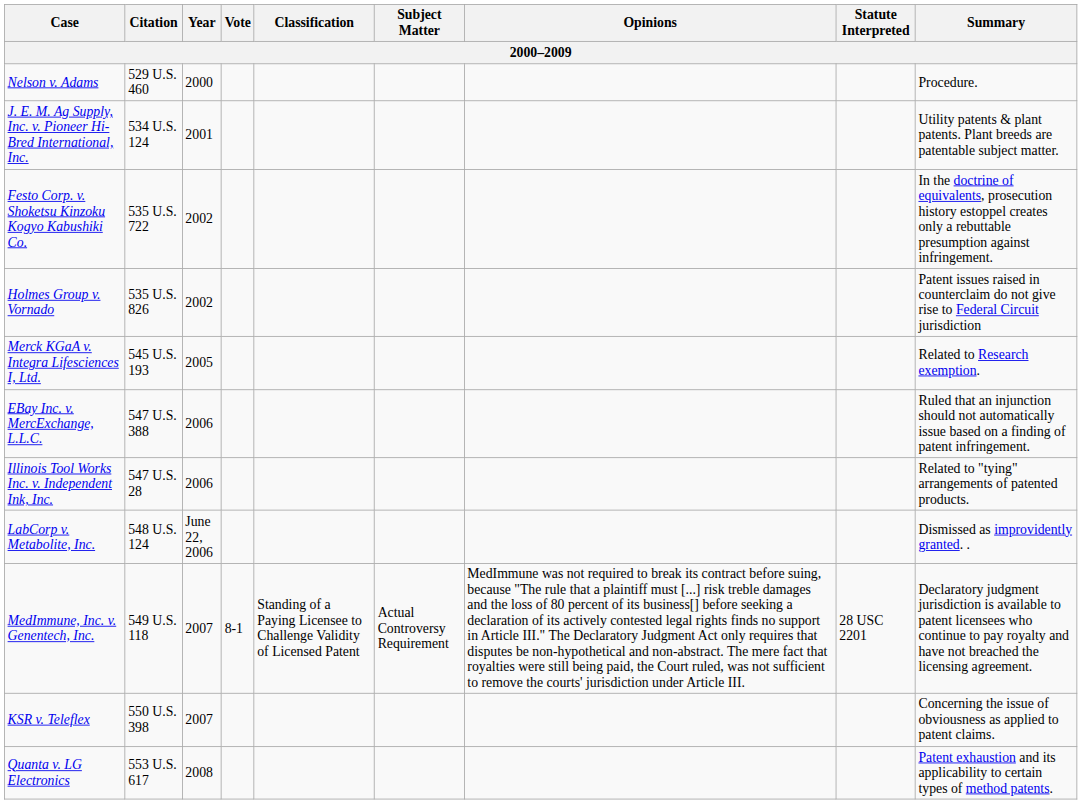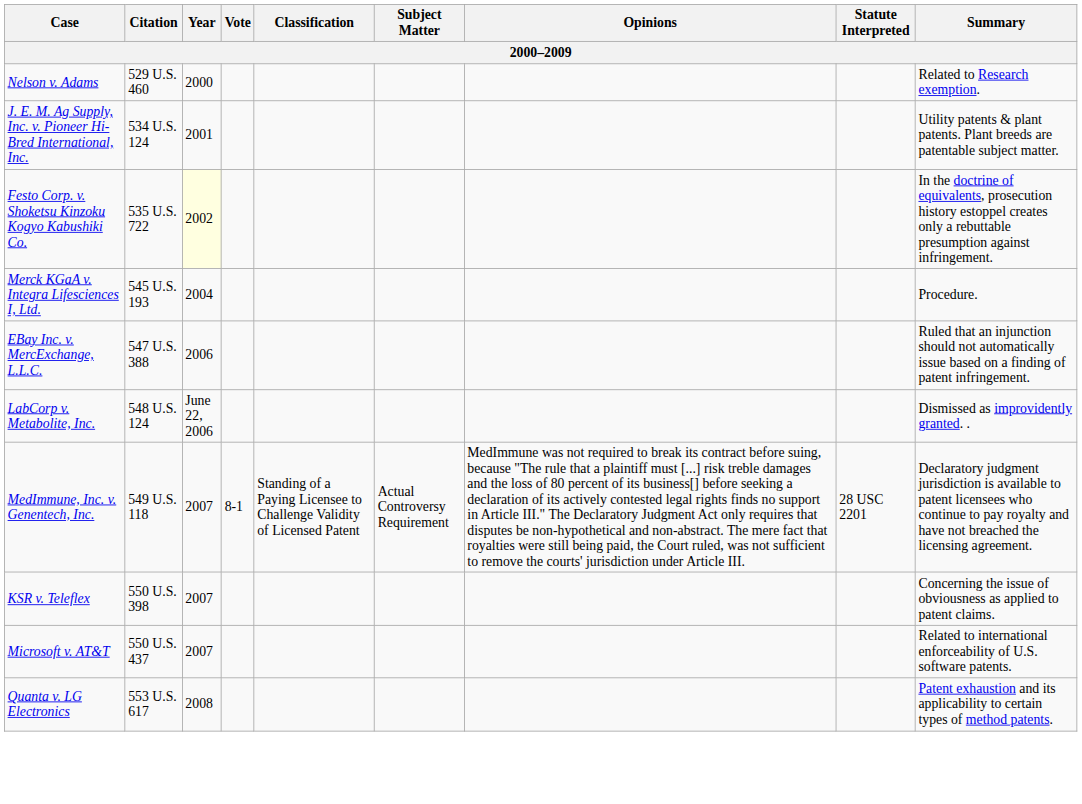(948, 82) Procedure. -> (973, 82) Related to Research exemption.
(199, 218) no background -> (199, 218) lightyellow background
- row: (54, 302)
(199, 363) 2005 -> (199, 294) 2004
(973, 363) Related to Research exemption. -> (948, 294) Procedure.
- row: (60, 484)
+ row: (59, 651)
